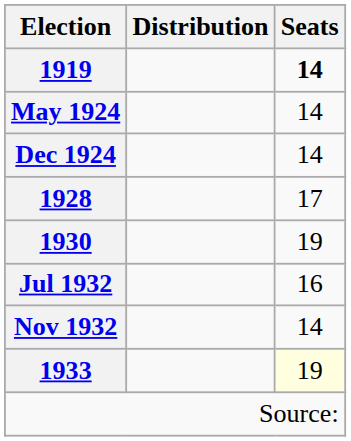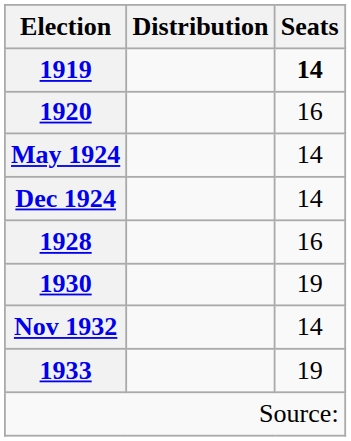+ row: (66, 112)
(310, 198) 17 -> (310, 241) 16
- row: (66, 284)
(310, 370) lightyellow background -> (310, 370) no background
